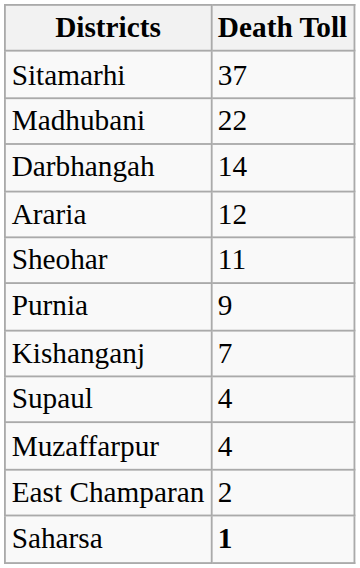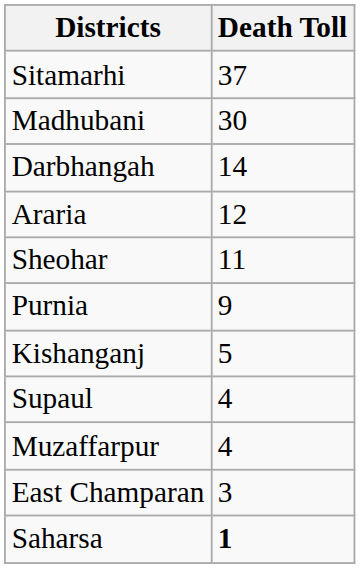(232, 120) 22 -> (232, 120) 30
(225, 352) 7 -> (225, 352) 5
(225, 492) 2 -> (225, 492) 3
